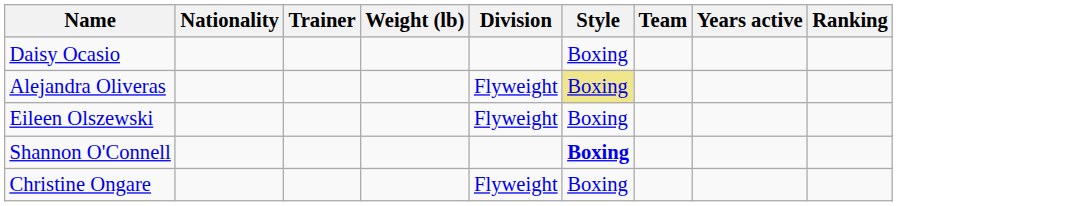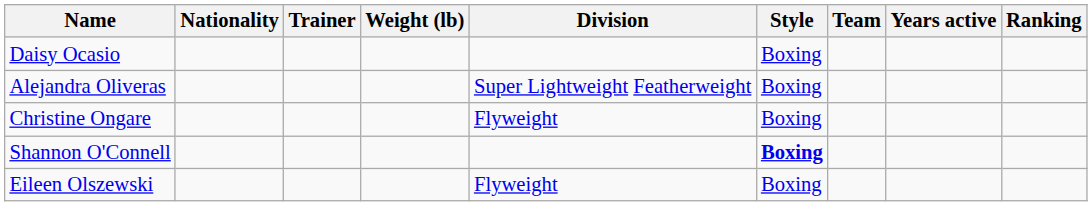(516, 86) Flyweight -> (613, 86) Super Lightweight Featherweight
(598, 86) khaki background -> (791, 86) no background
rows swapped: (81, 119) <-> (80, 184)
